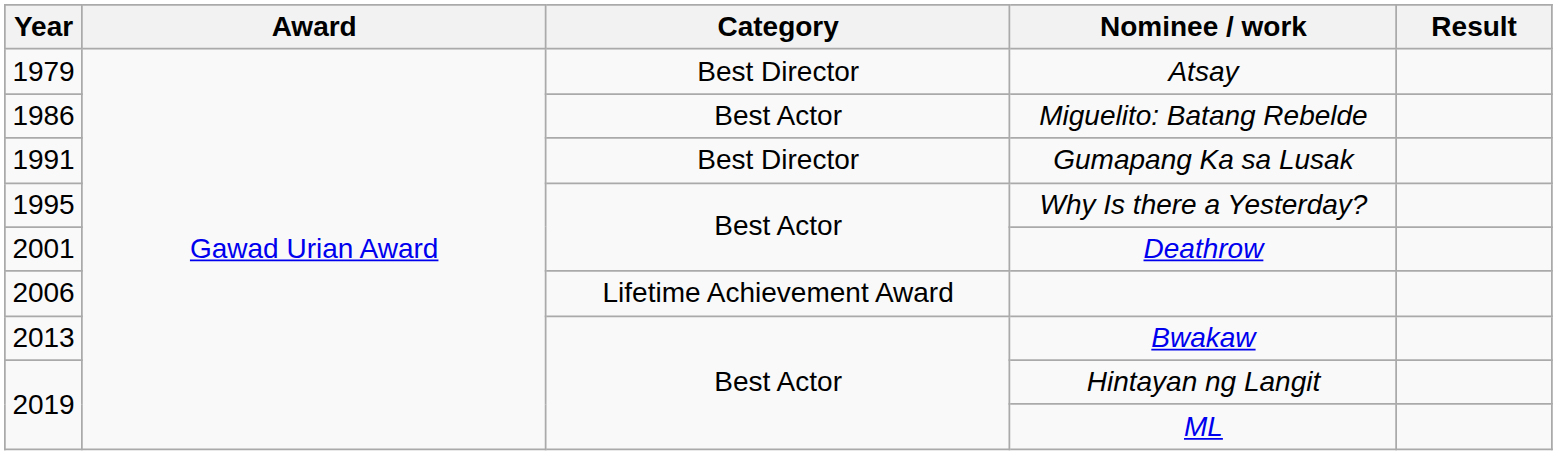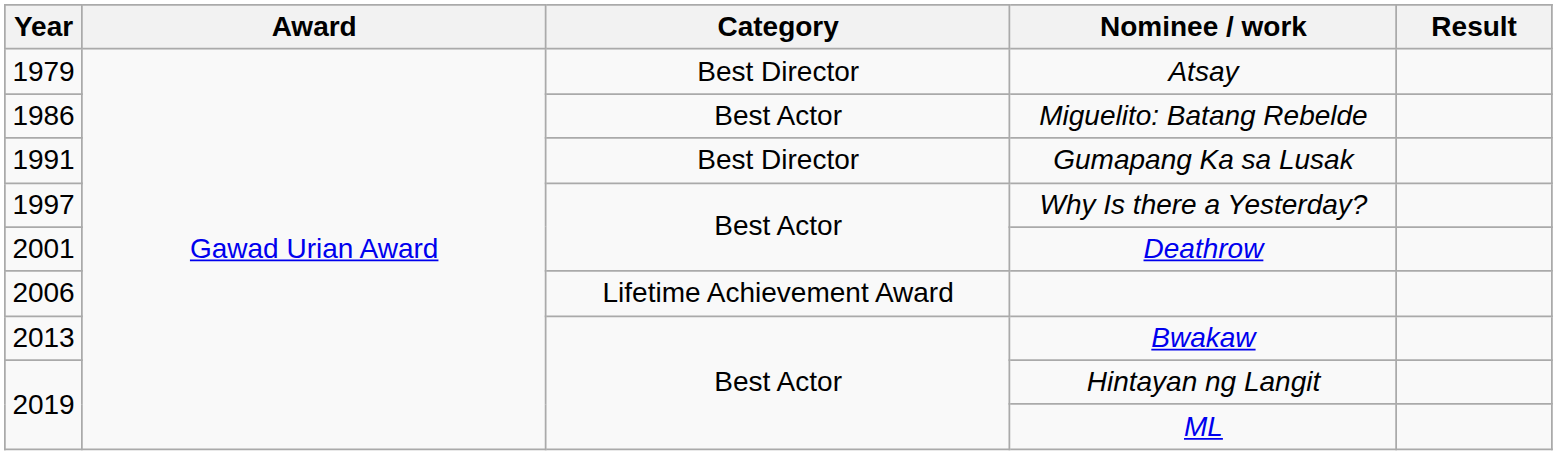(44, 204) 1995 -> (44, 204) 1997
